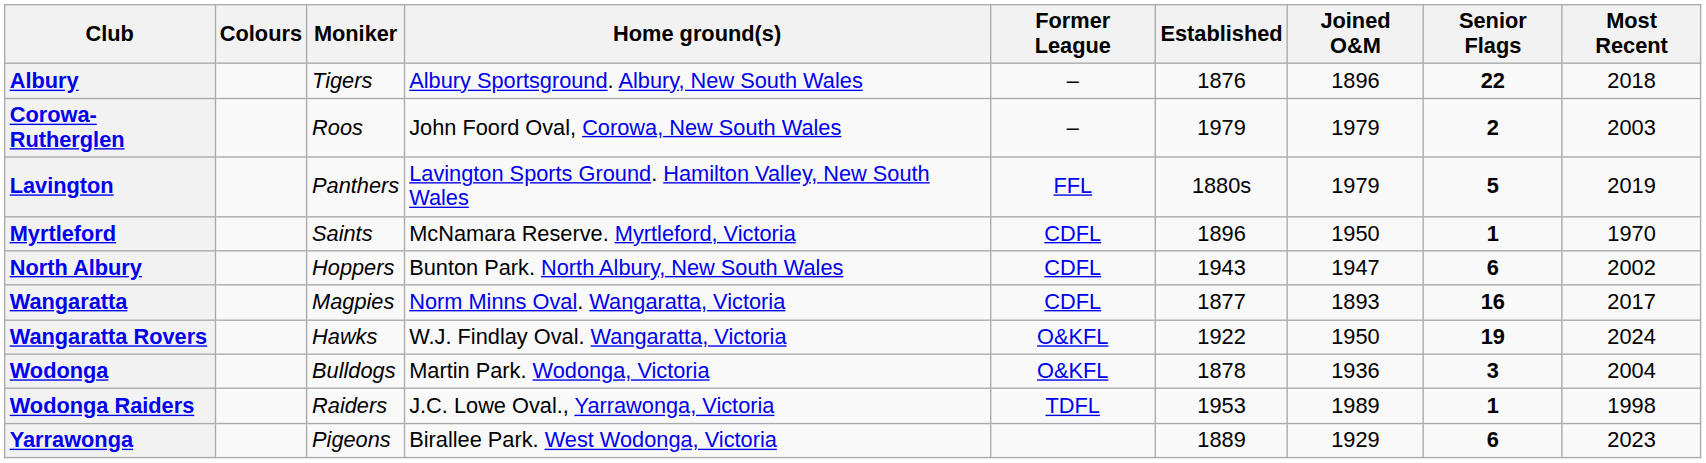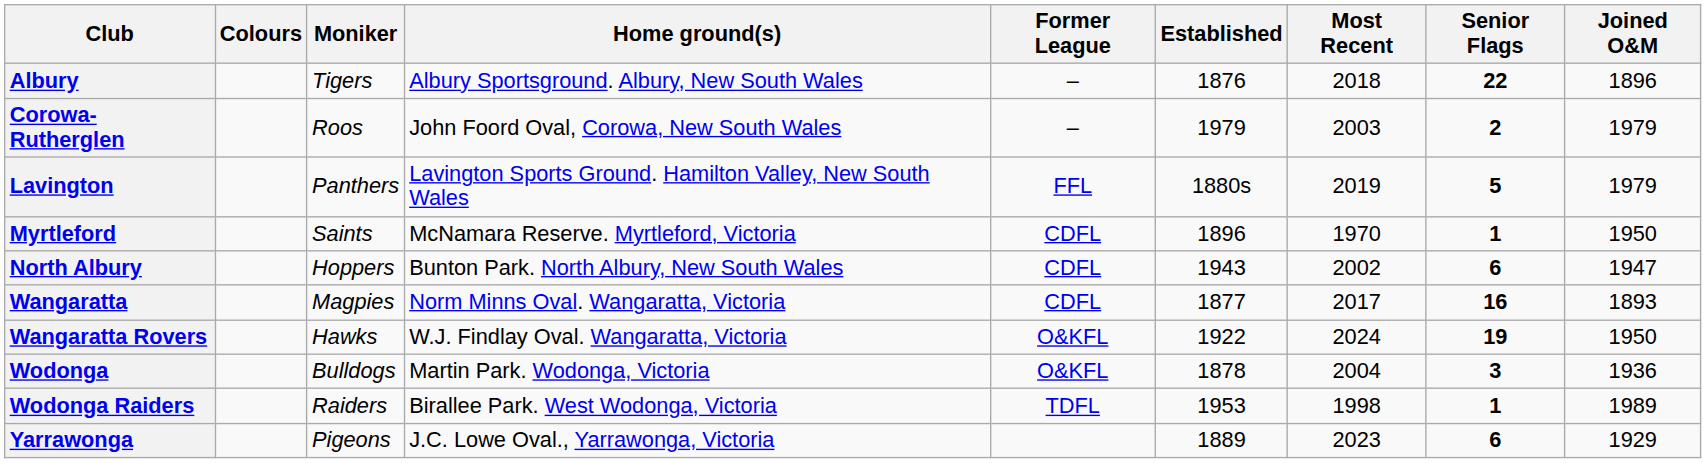columns swapped: (1355, 33) <-> (1632, 33)
(592, 405) J.C. Lowe Oval., Yarrawonga, Victoria -> (593, 405) Birallee Park. West Wodonga, Victoria
(593, 440) Birallee Park. West Wodonga, Victoria -> (592, 440) J.C. Lowe Oval., Yarrawonga, Victoria
